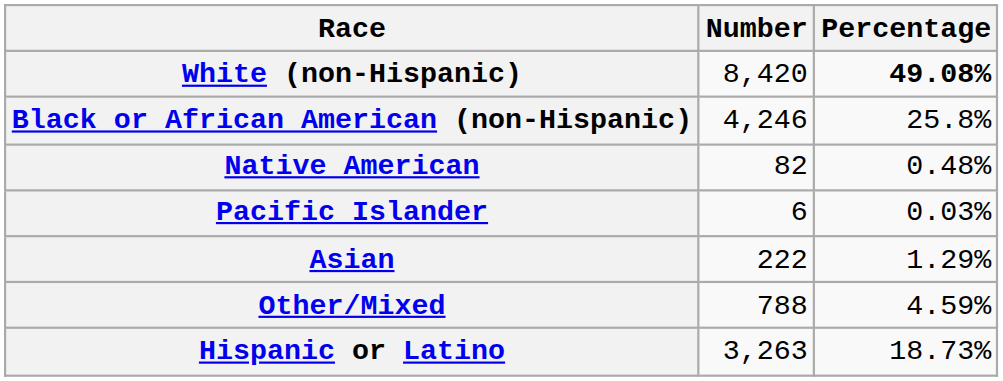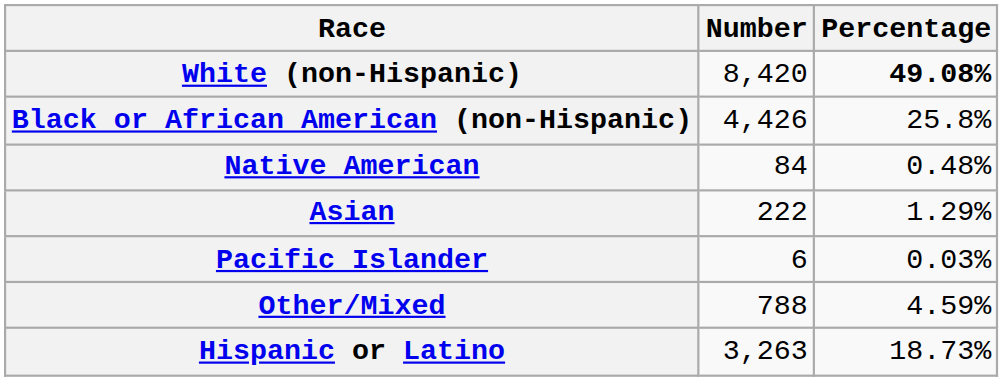(765, 121) 4,246 -> (765, 121) 4,426
(791, 167) 82 -> (791, 167) 84
rows swapped: (352, 259) <-> (352, 213)
